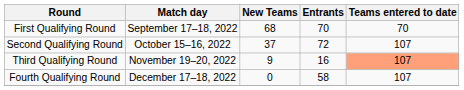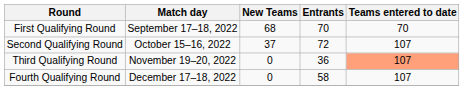(270, 61) 9 -> (270, 61) 0
(323, 61) 16 -> (323, 61) 36
